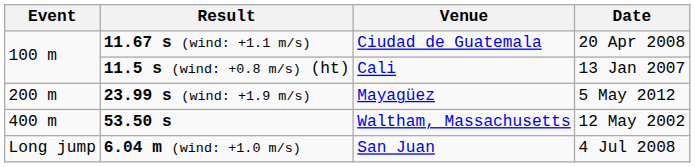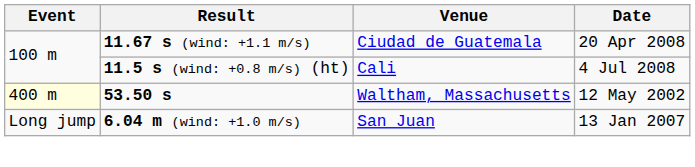(632, 70) 13 Jan 2007 -> (627, 70) 4 Jul 2008
- row: (207, 96)
(33, 123) no background -> (33, 96) lightyellow background
(627, 149) 4 Jul 2008 -> (632, 123) 13 Jan 2007
